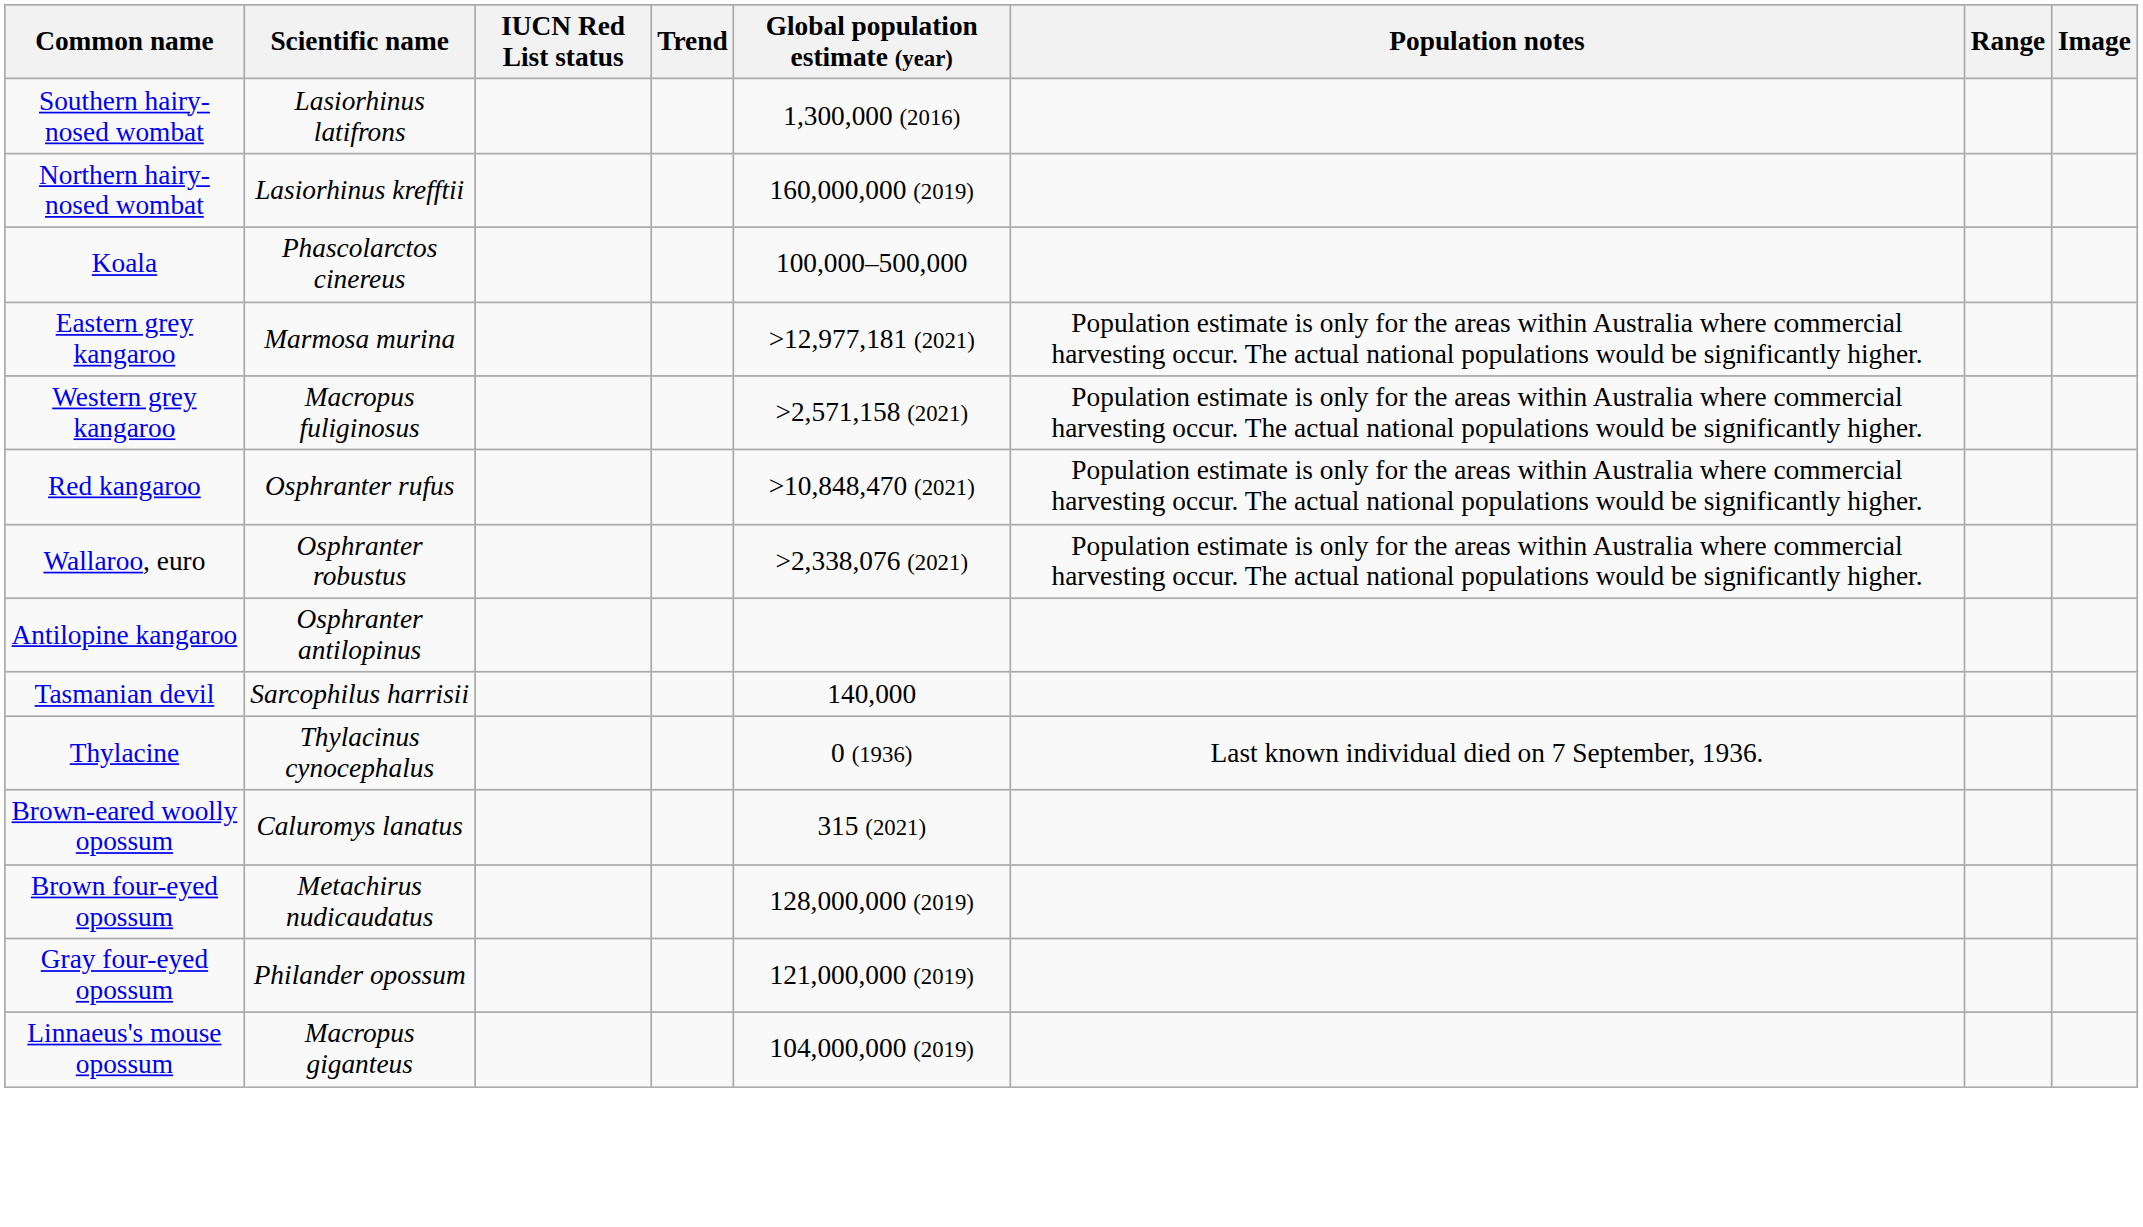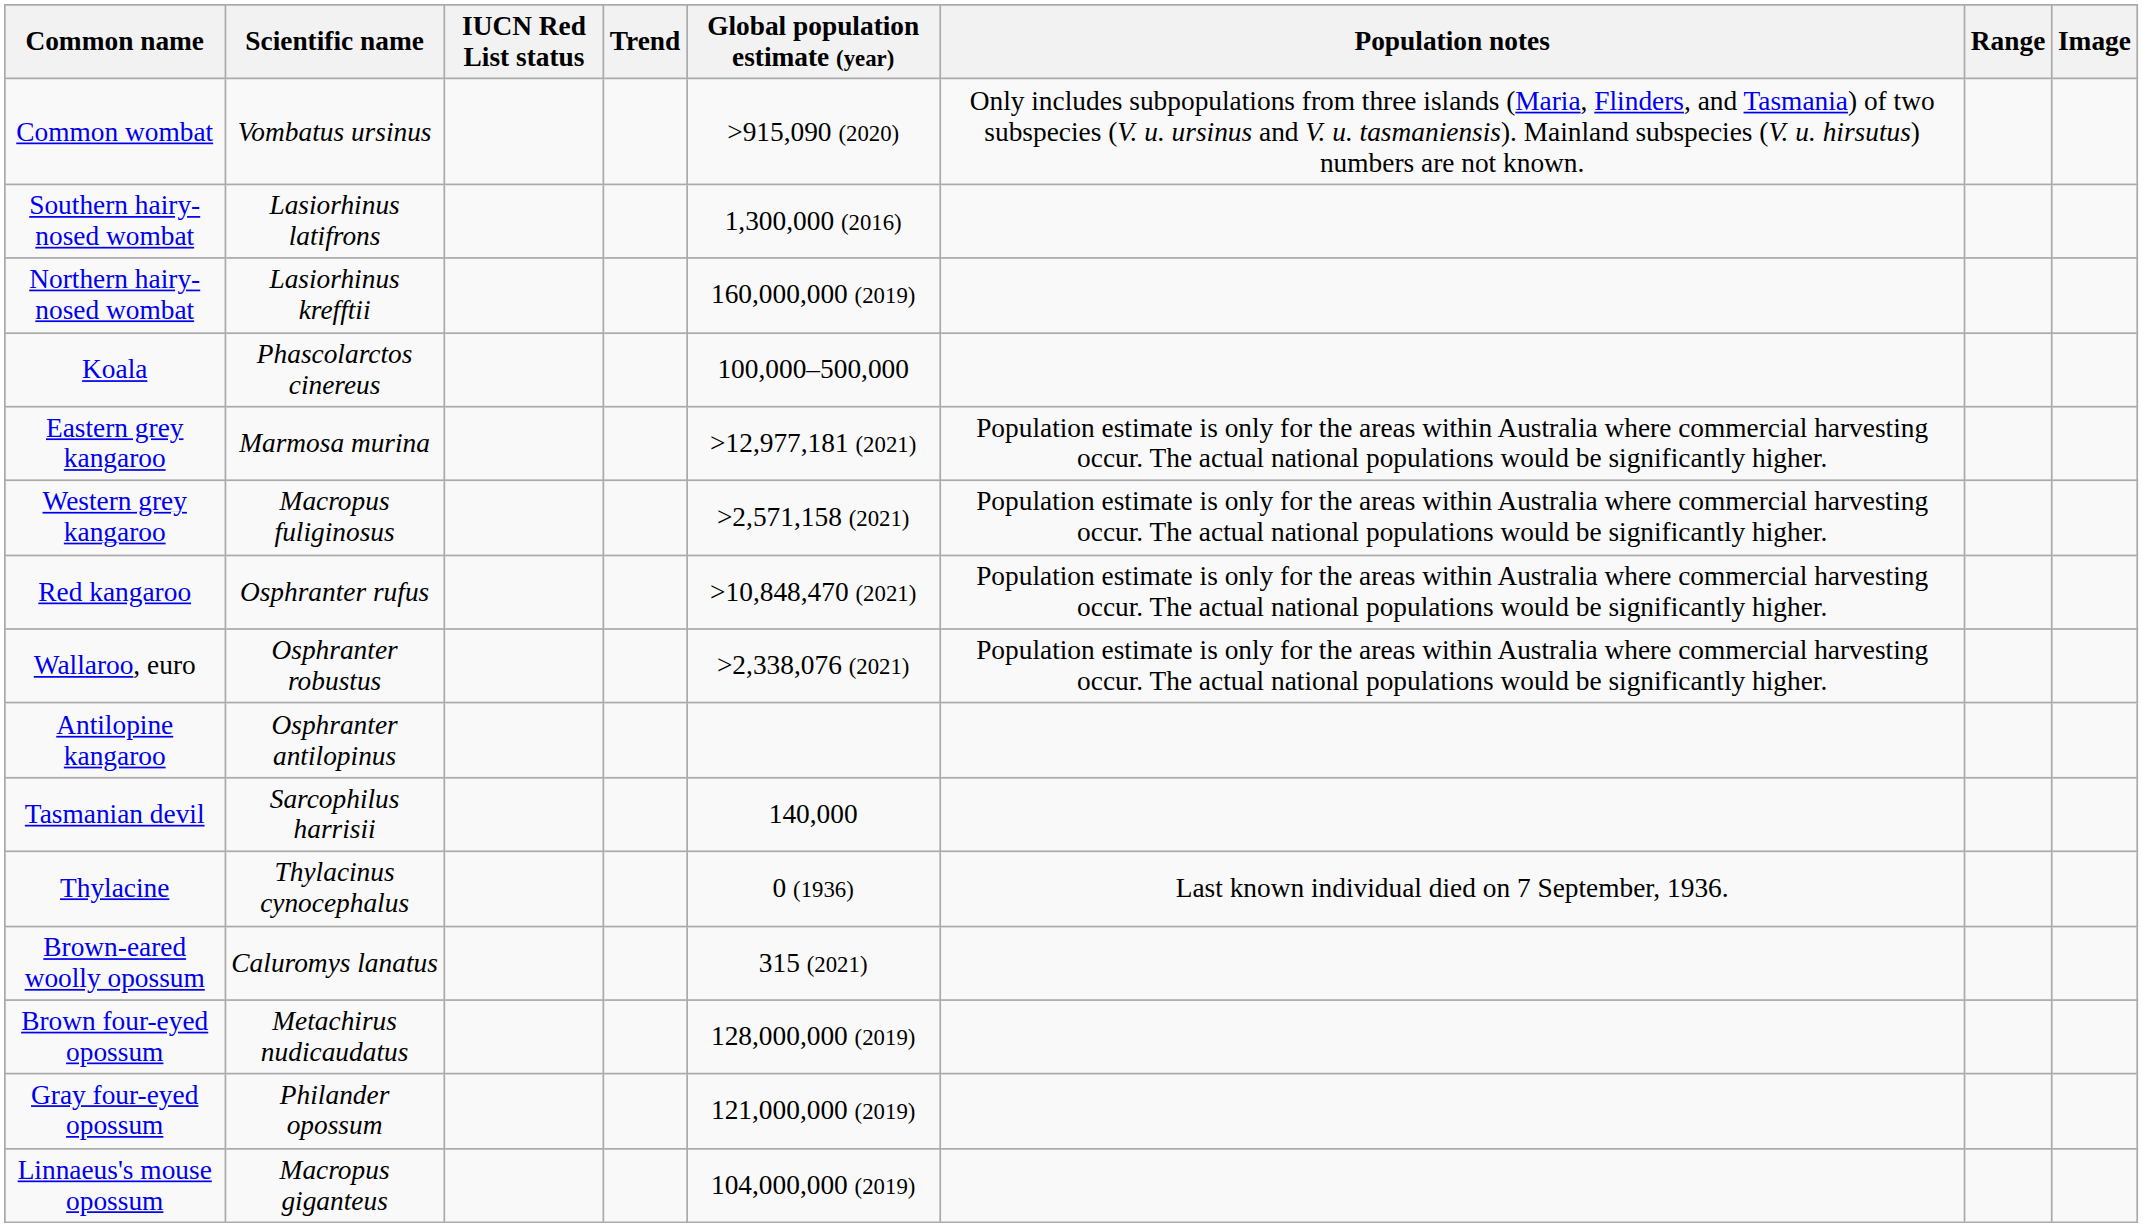+ row: (115, 131)
